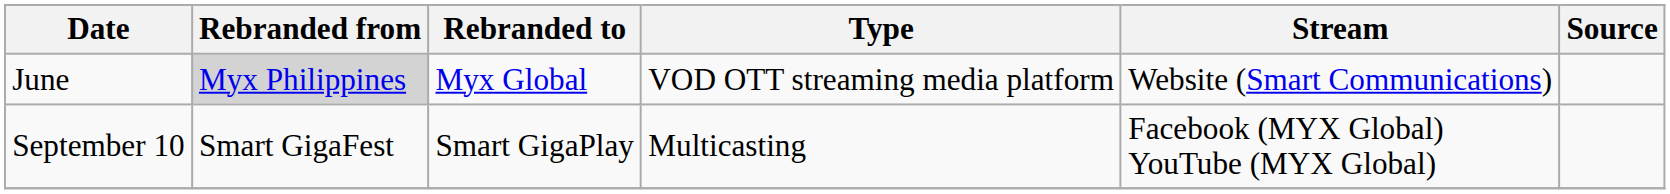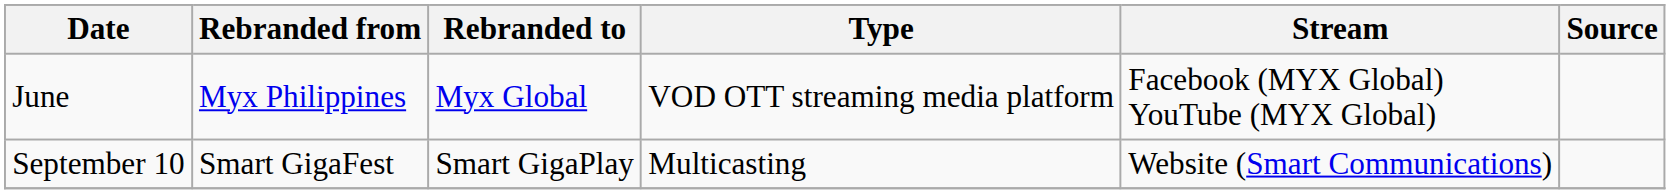(303, 78) lightgrey background -> (303, 96) no background
(1340, 78) Website (Smart Communications) -> (1286, 96) Facebook (MYX Global) YouTube (MYX Global)
(1286, 145) Facebook (MYX Global) YouTube (MYX Global) -> (1340, 163) Website (Smart Communications)
